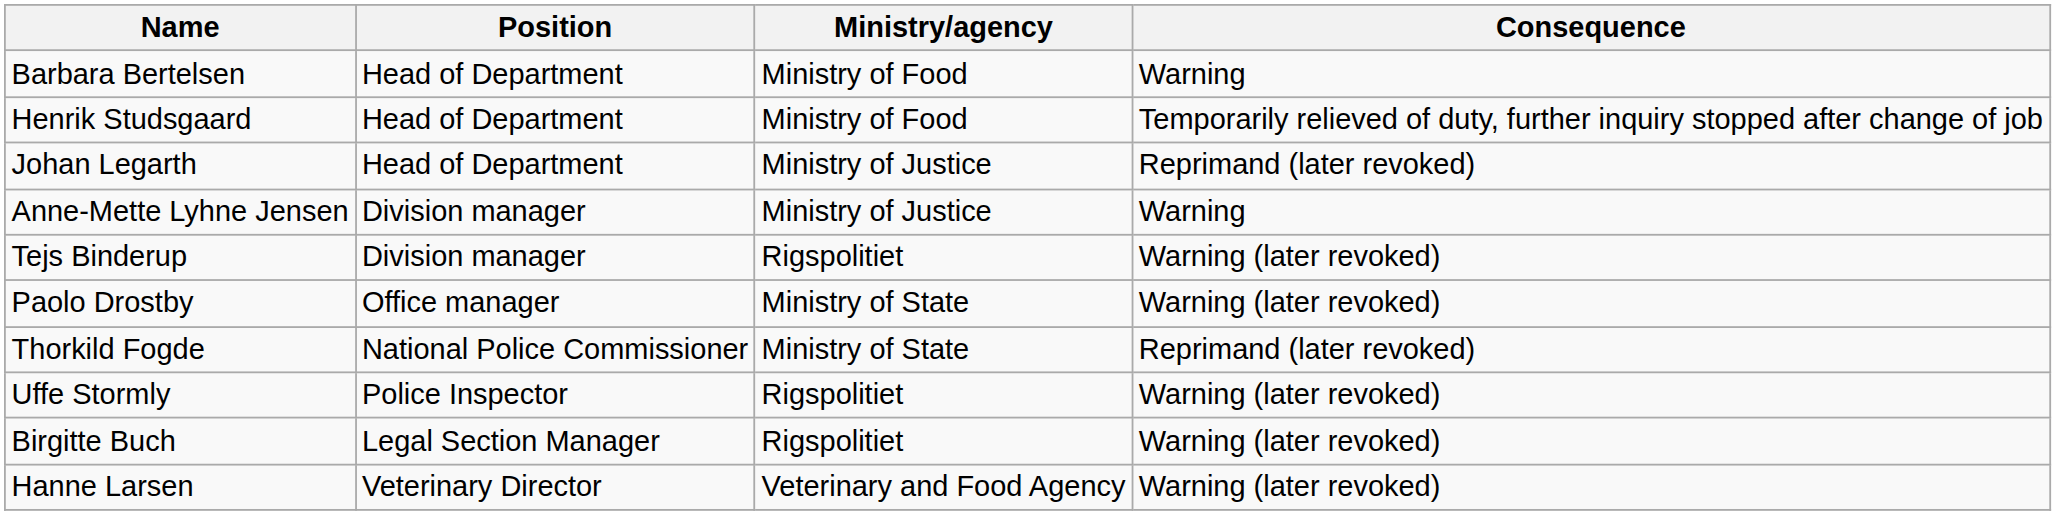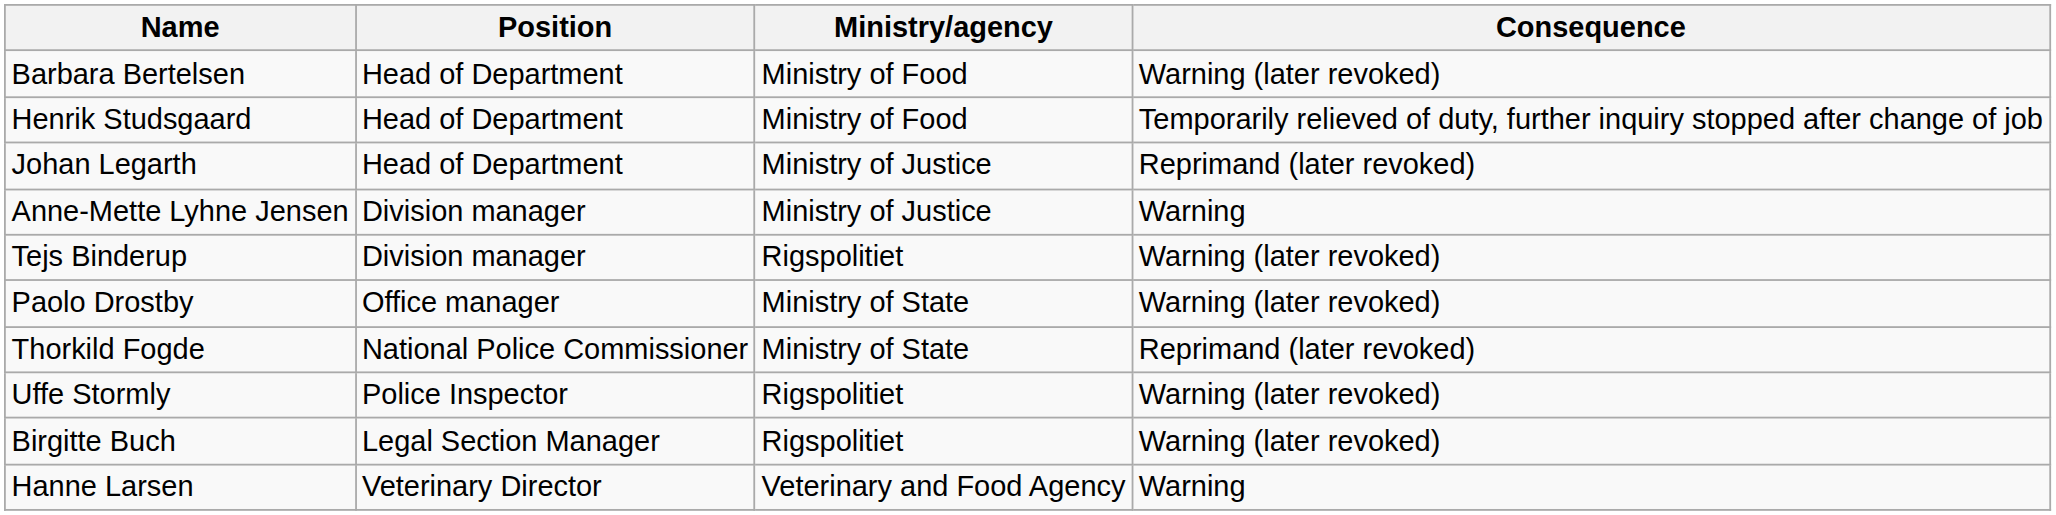(1192, 73) Warning -> (1290, 73) Warning (later revoked)
(1290, 486) Warning (later revoked) -> (1192, 486) Warning
